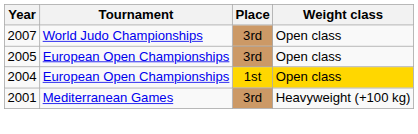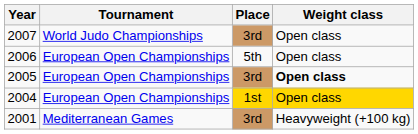+ row: (22, 56)
(309, 56) normal -> (311, 77) bold
